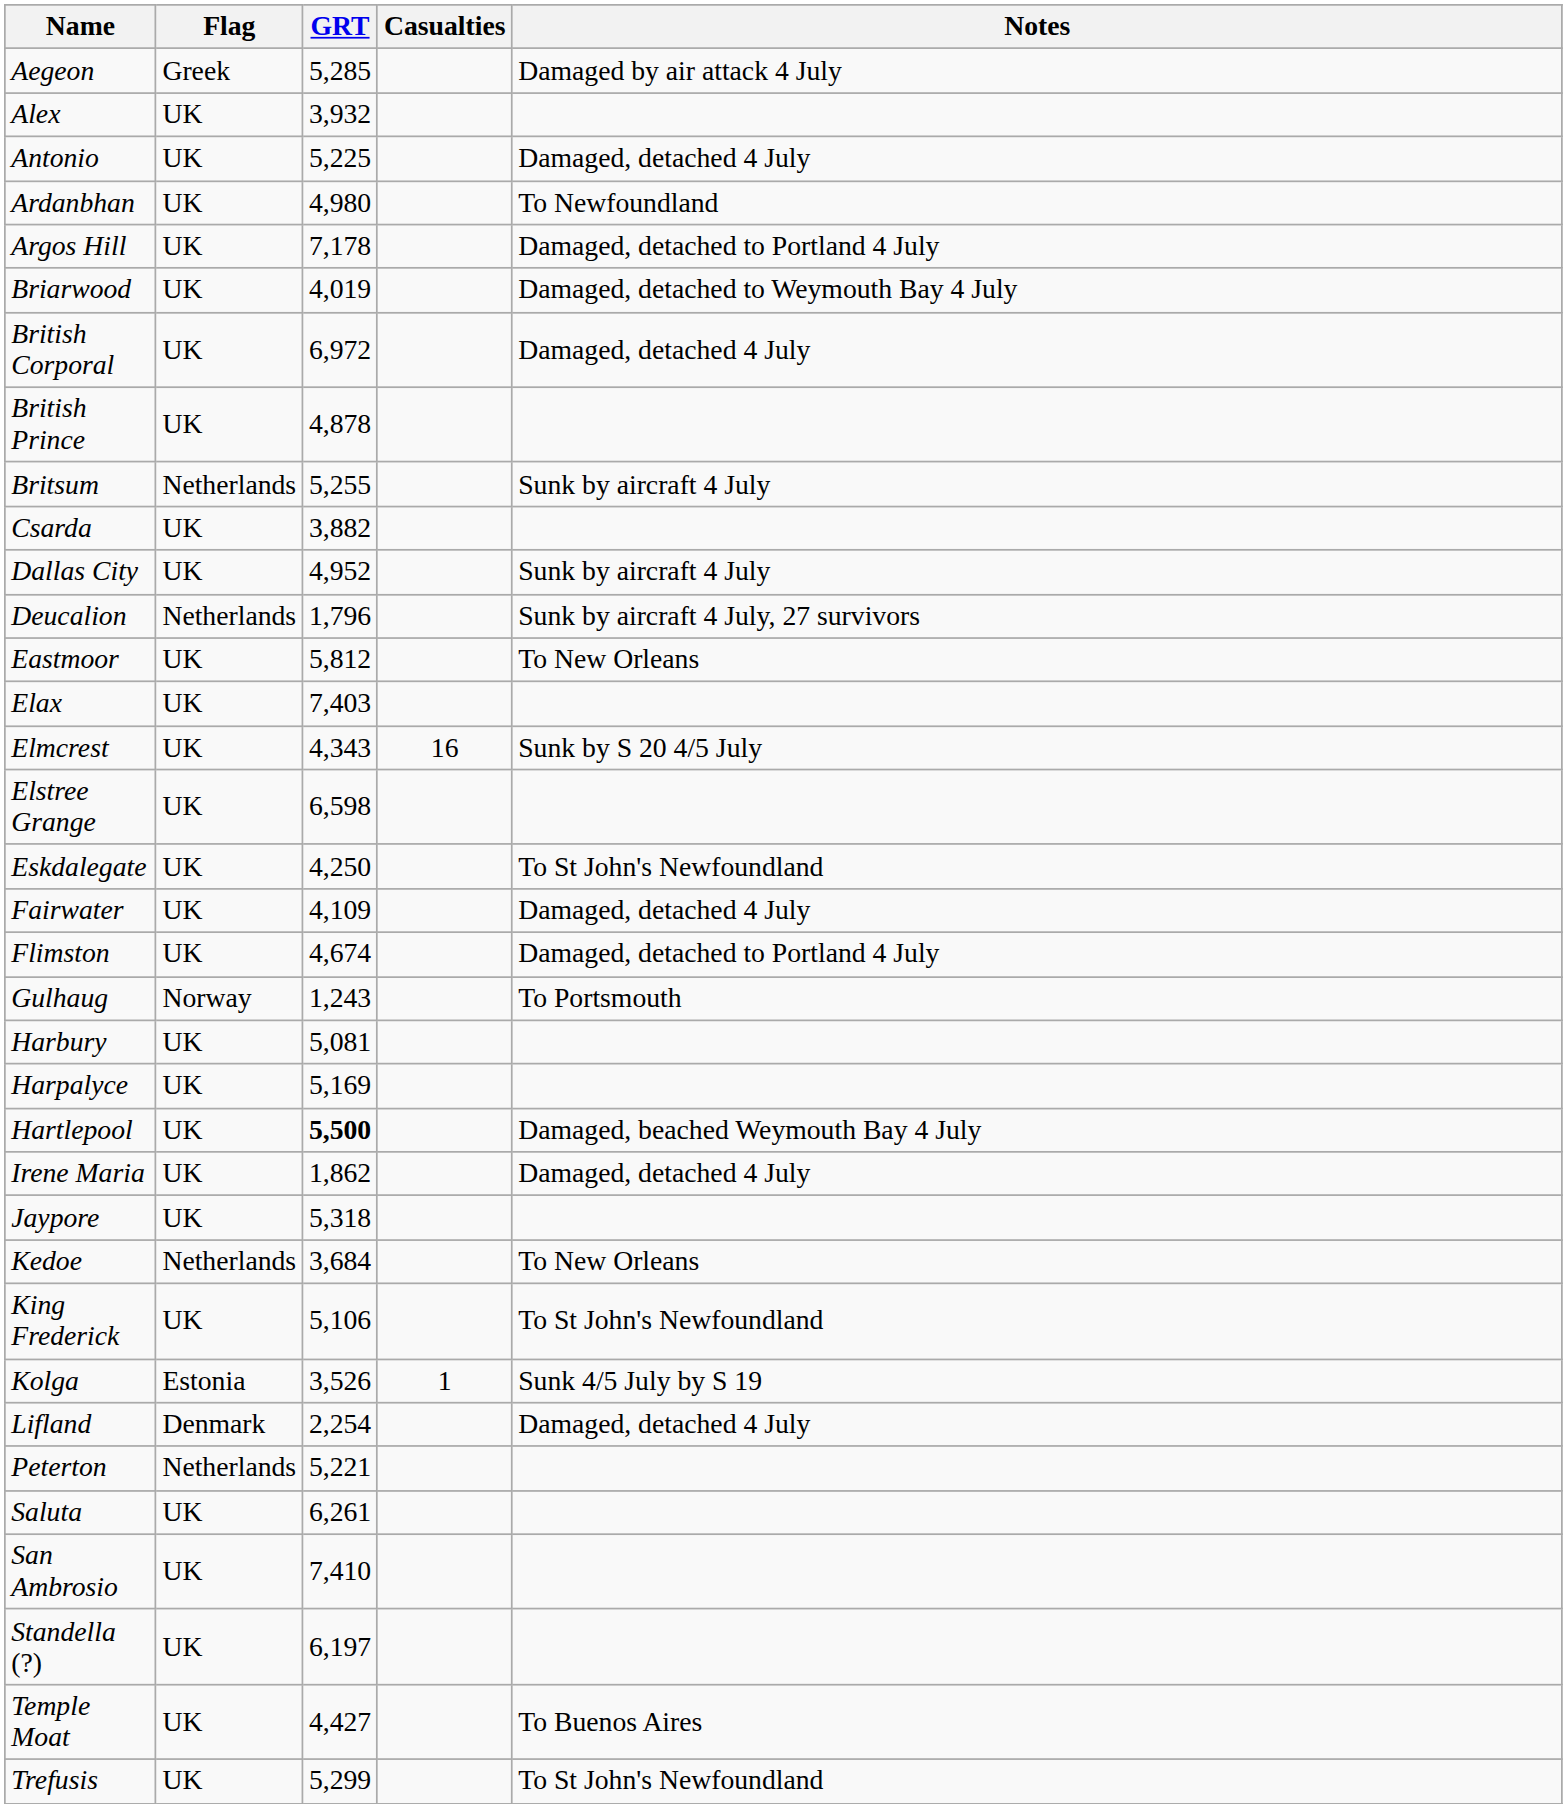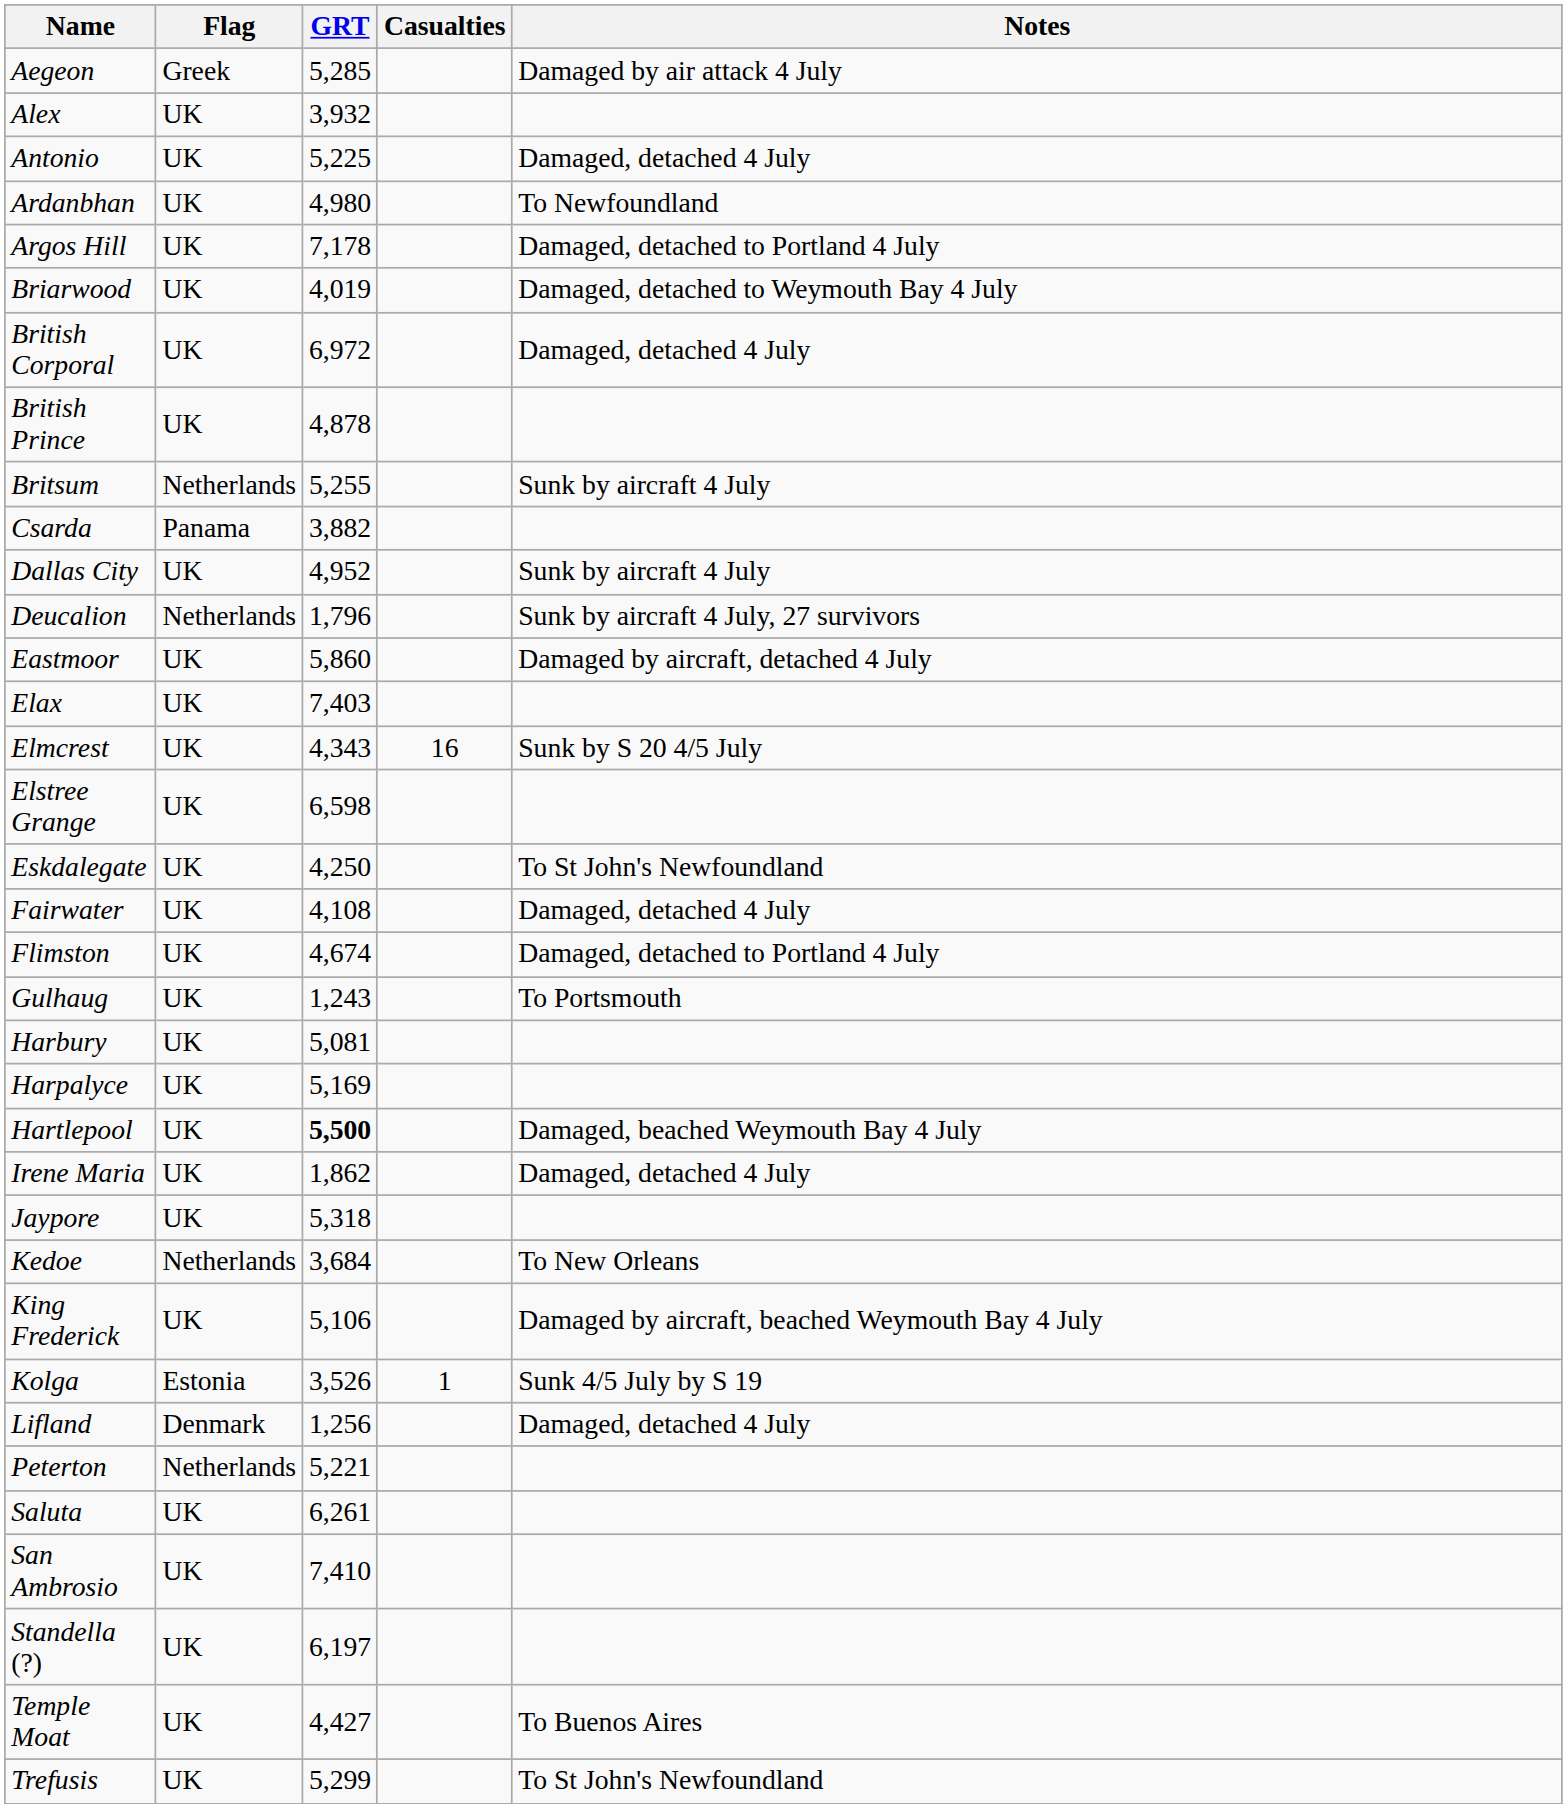(182, 527) UK -> (206, 527) Panama
(340, 659) 5,812 -> (340, 659) 5,860
(609, 659) To New Orleans -> (725, 659) Damaged by aircraft, detached 4 July
(340, 910) 4,109 -> (340, 910) 4,108
(207, 997) Norway -> (182, 997) UK
(671, 1320) To St John's Newfoundland -> (810, 1320) Damaged by aircraft, beached Weymouth Bay 4 July
(340, 1424) 2,254 -> (340, 1424) 1,256
